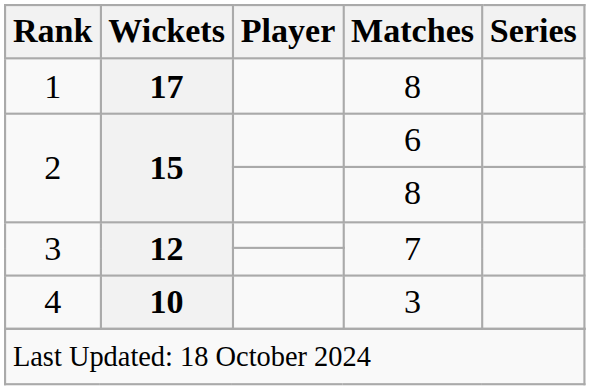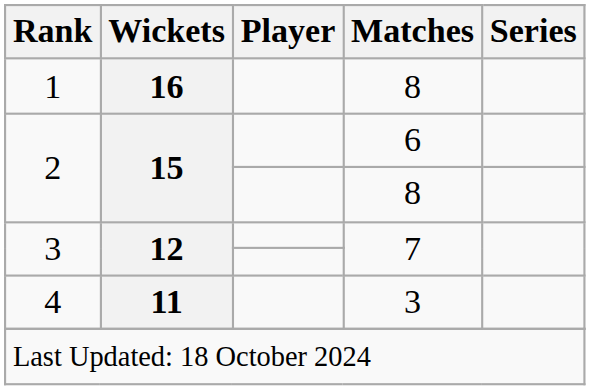(167, 85) 17 -> (167, 85) 16
(167, 301) 10 -> (167, 301) 11
